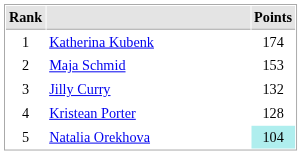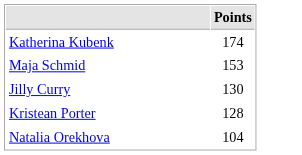- column: (26, 17)
(273, 89) 132 -> (233, 89) 130
(273, 137) paleturquoise background -> (233, 137) no background
